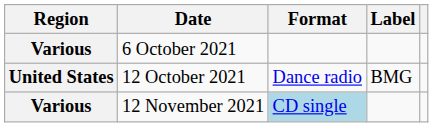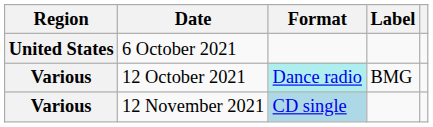(61, 48) Various -> (61, 48) United States
(61, 77) United States -> (61, 77) Various
(317, 77) no background -> (317, 77) paleturquoise background
